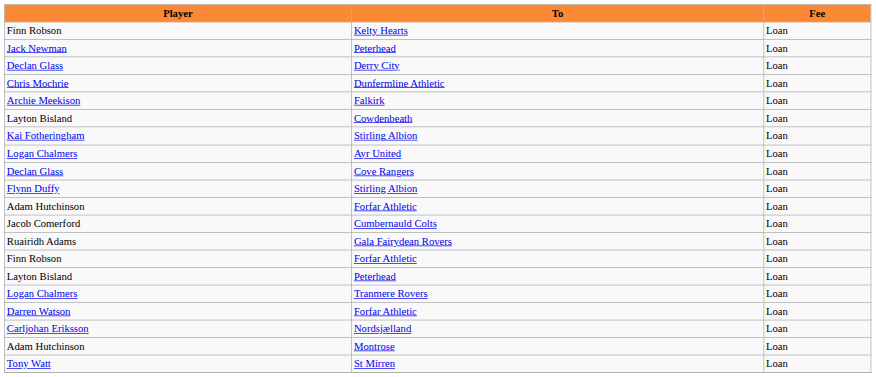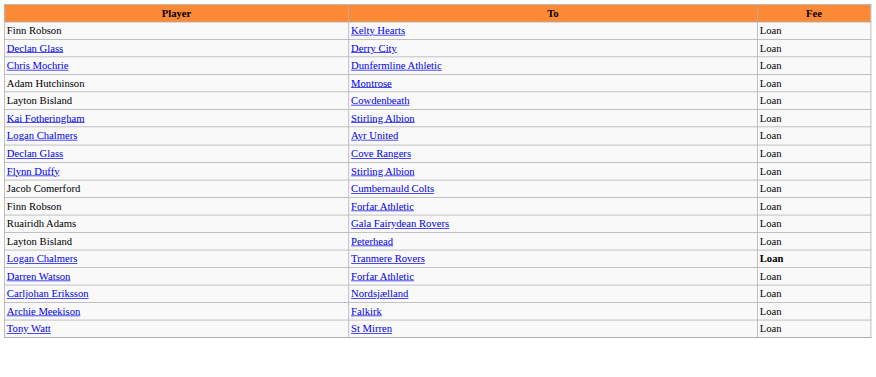- row: (37, 48)
rows swapped: (46, 346) <-> (44, 101)
- row: (46, 206)
rows swapped: (34, 259) <-> (42, 241)
(777, 294) normal -> (772, 259) bold
